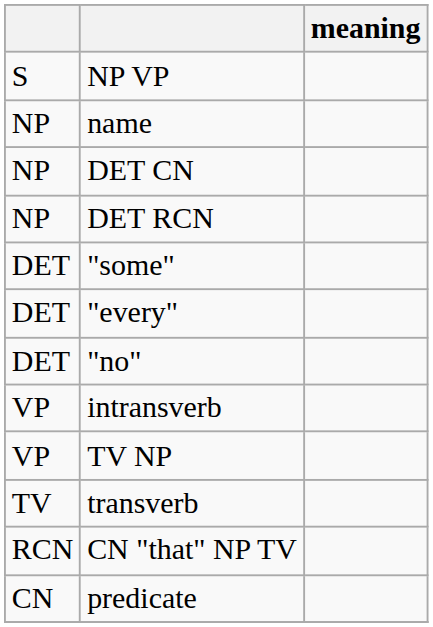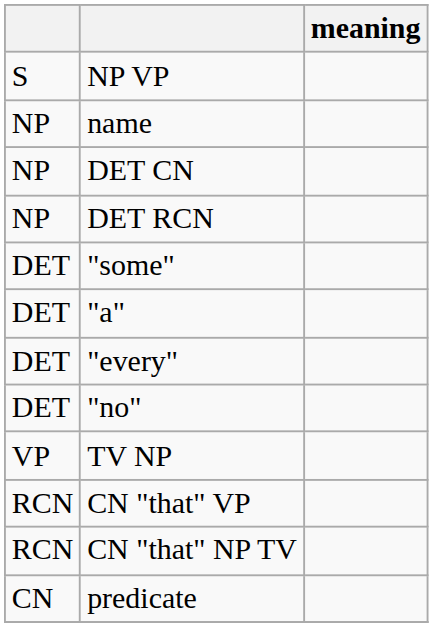+ row: (106, 312)
- row: (154, 407)
- row: (143, 502)
+ row: (169, 502)
